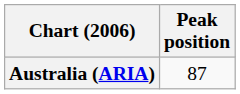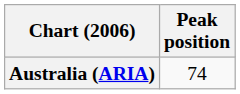(197, 72) 87 -> (197, 72) 74
